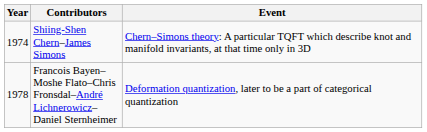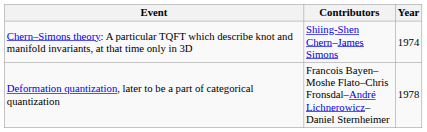columns swapped: (18, 13) <-> (272, 13)
